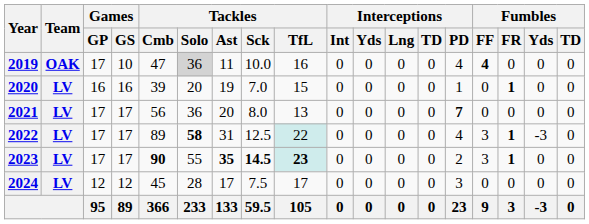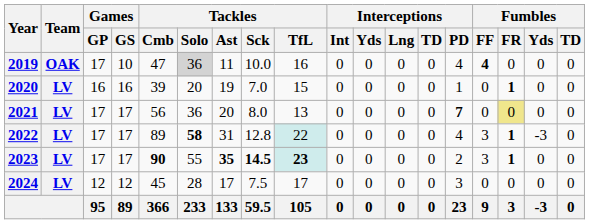(511, 111) no background -> (511, 111) khaki background
(258, 135) 12.5 -> (258, 135) 12.8
